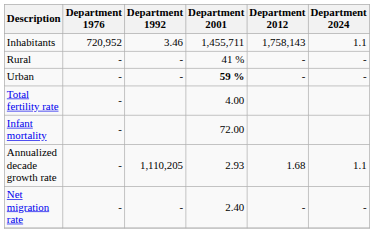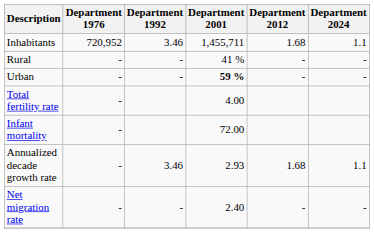(284, 42) 1,758,143 -> (296, 42) 1.68
(162, 165) 1,110,205 -> (174, 165) 3.46
